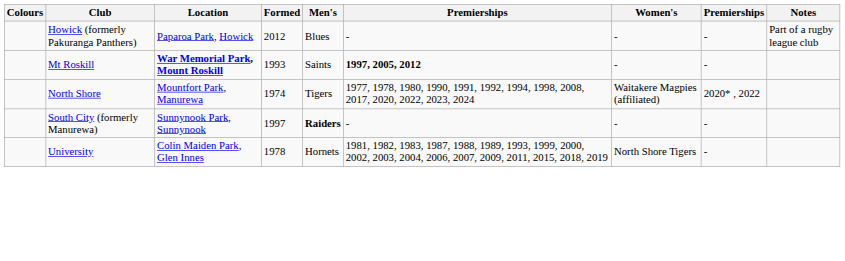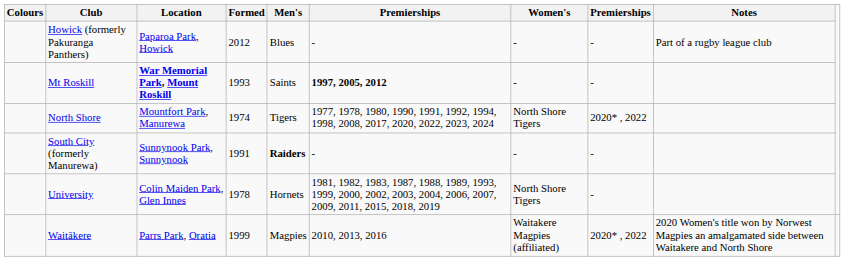(655, 94) Waitakere Magpies (affiliated) -> (540, 118) North Shore Tigers
(275, 123) 1997 -> (239, 153) 1991
+ row: (70, 235)
